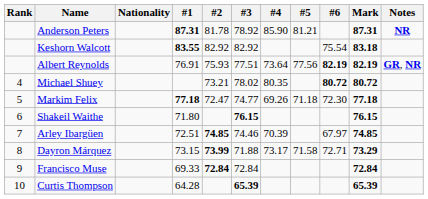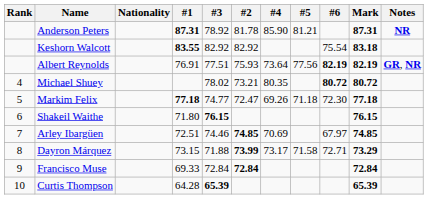columns swapped: (217, 13) <-> (246, 13)
(276, 133) 70.39 -> (276, 133) 70.69
